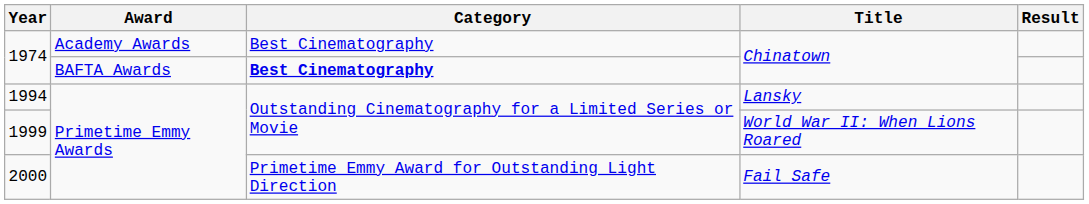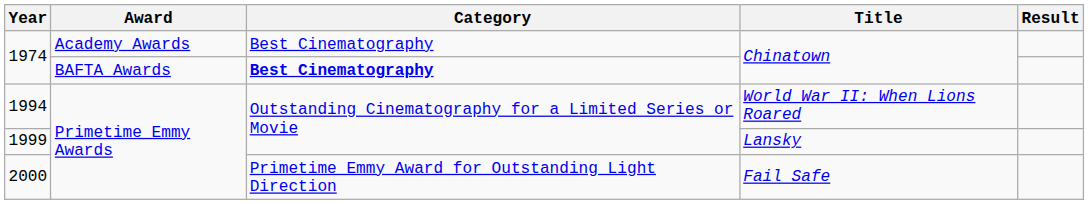(772, 97) Lansky -> (859, 106) World War II: When Lions Roared
(859, 132) World War II: When Lions Roared -> (772, 141) Lansky
